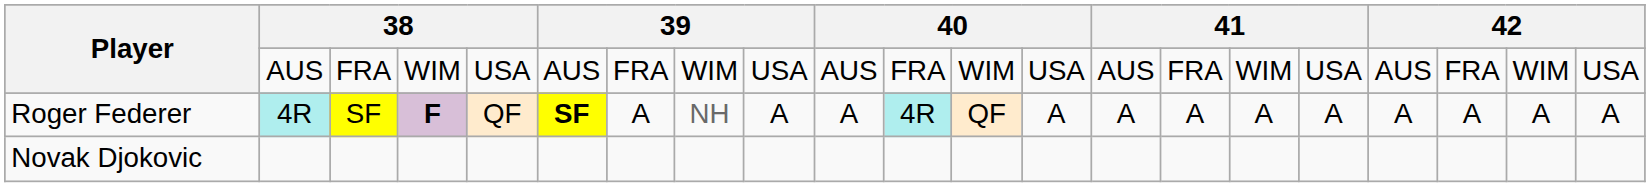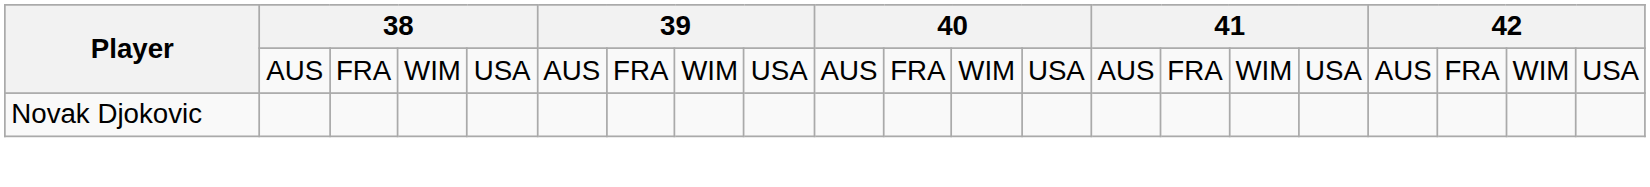- row: (101, 114)
